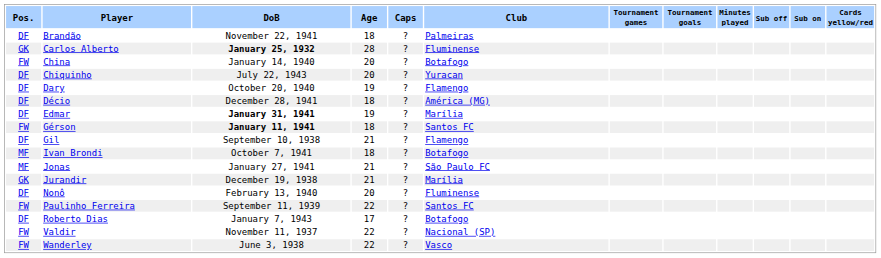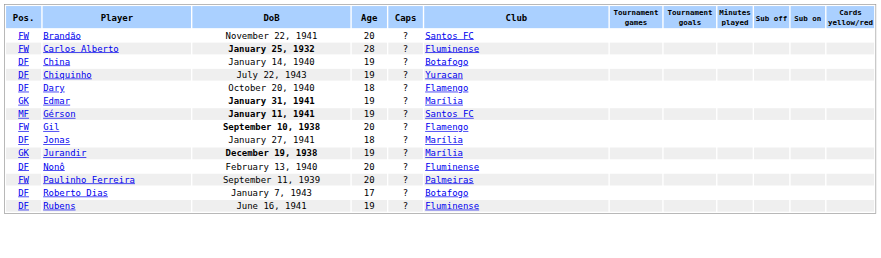(24, 35) DF -> (24, 35) FW
(369, 35) 18 -> (369, 35) 20
(449, 35) Palmeiras -> (449, 35) Santos FC
(24, 49) GK -> (24, 49) FW
(24, 62) FW -> (24, 62) DF
(369, 62) 20 -> (369, 62) 19
(369, 75) 20 -> (369, 75) 19
(369, 88) 19 -> (369, 88) 18
- row: (57, 101)
(24, 114) DF -> (24, 101) GK
(24, 127) FW -> (24, 114) MF
(369, 127) 18 -> (369, 114) 19
(24, 140) DF -> (24, 127) FW
(271, 140) normal -> (271, 127) bold
(369, 140) 21 -> (369, 127) 20
- row: (73, 153)
(24, 166) MF -> (24, 140) DF
(369, 166) 21 -> (369, 140) 18
(458, 166) São Paulo FC -> (444, 140) Marília
(271, 180) normal -> (271, 153) bold
(369, 180) 21 -> (369, 153) 19
(369, 206) 22 -> (369, 180) 20
(449, 206) Santos FC -> (449, 180) Palmeiras
+ row: (59, 206)
- row: (59, 232)
- row: (67, 245)
